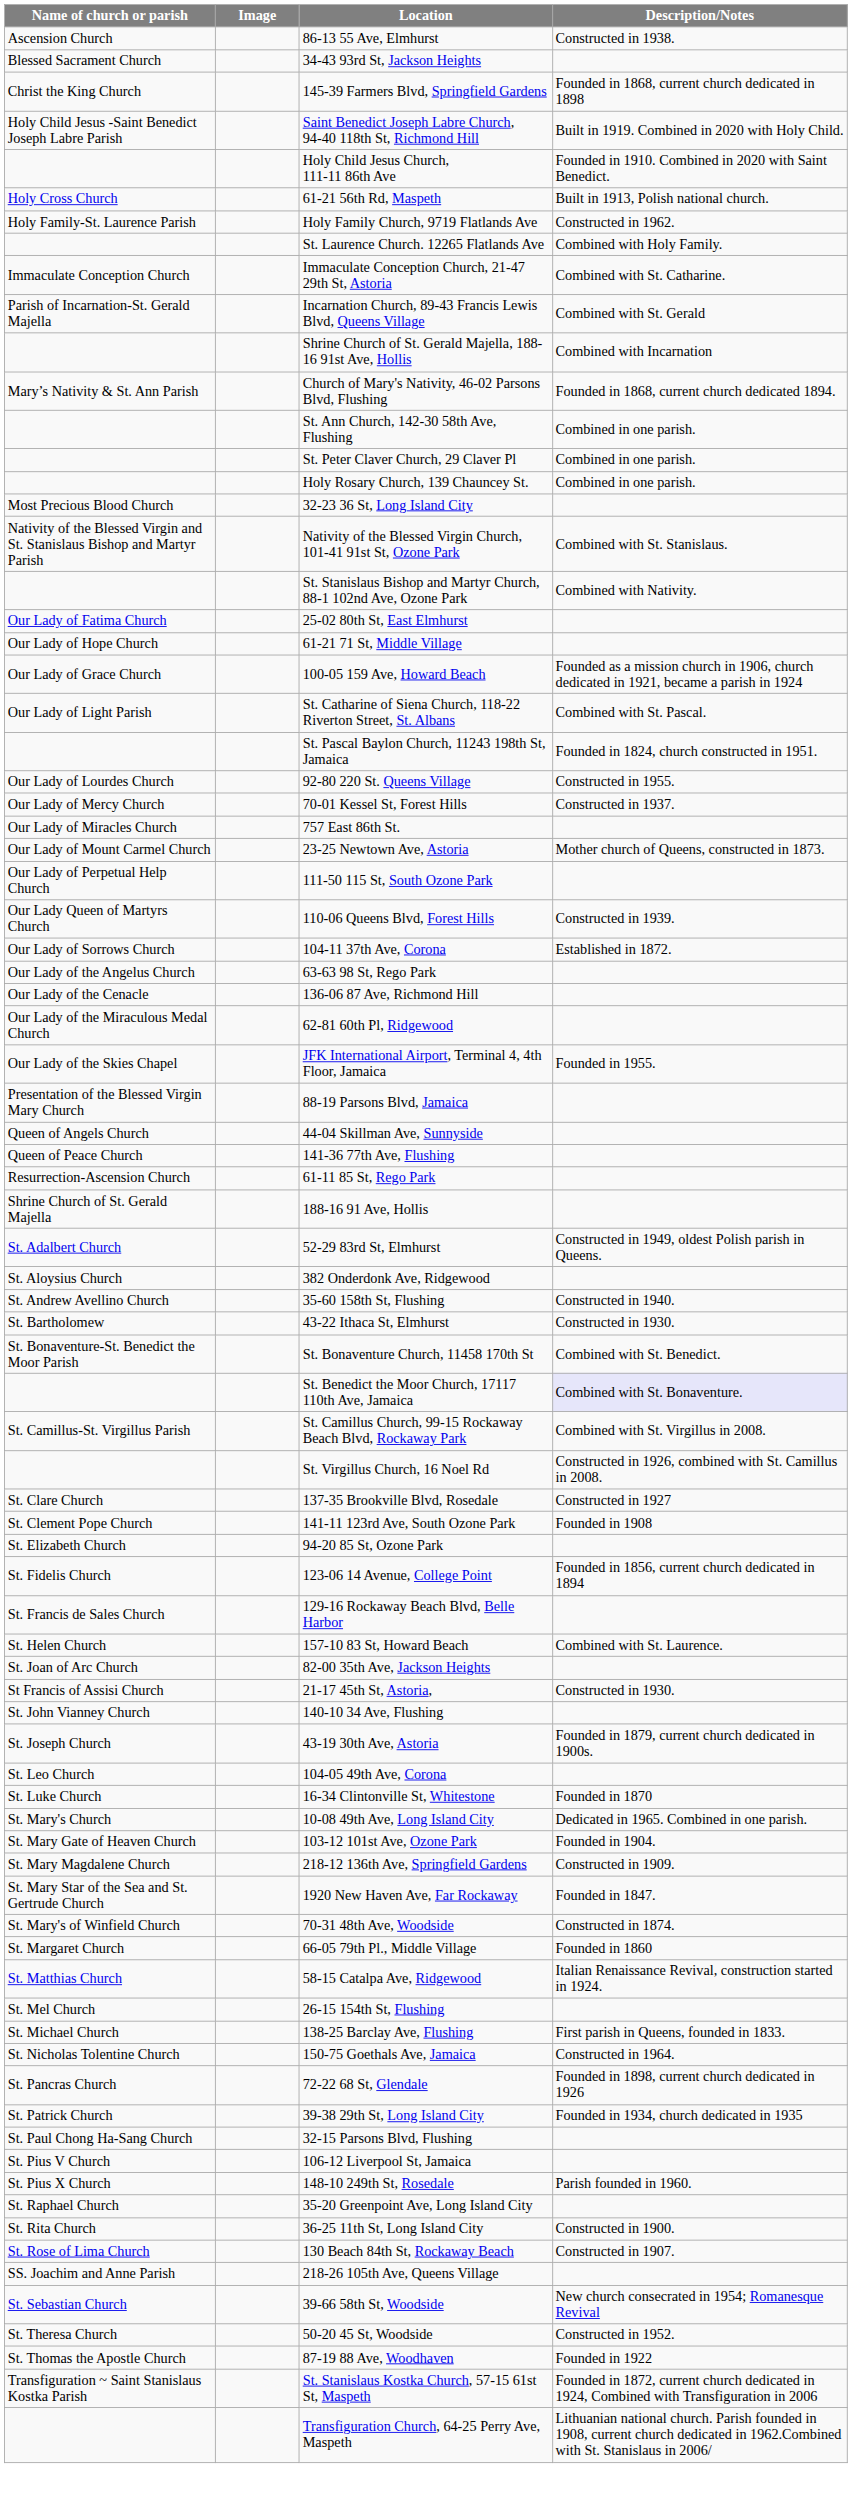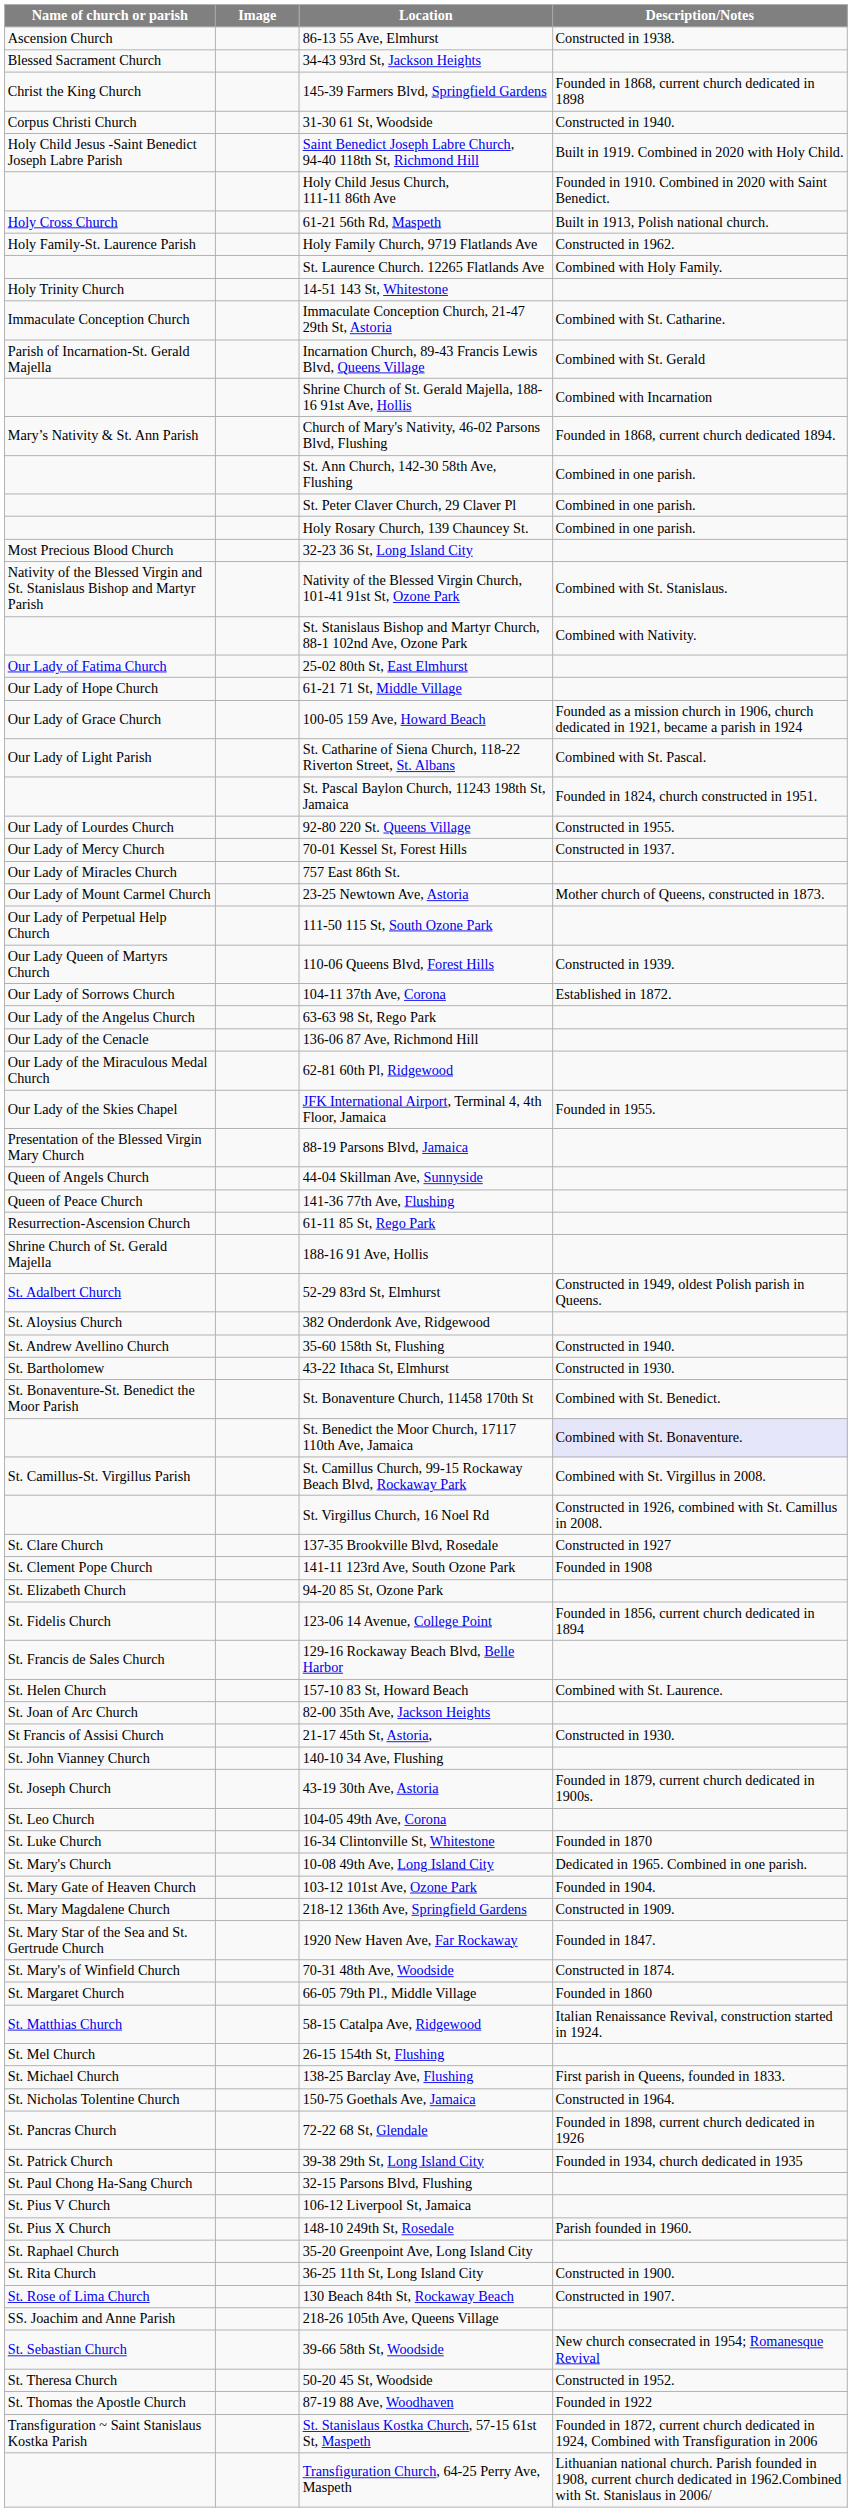+ row: (368, 122)
+ row: (375, 289)
